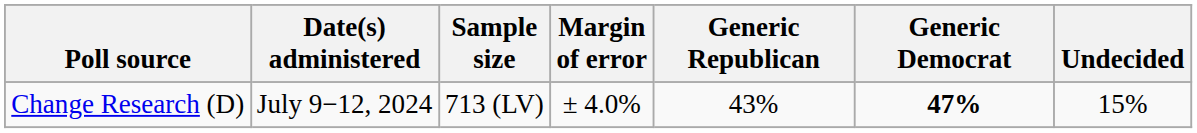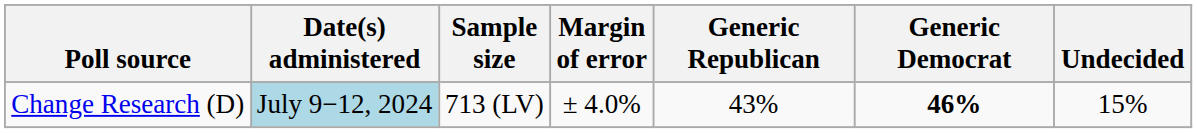(345, 103) no background -> (345, 103) lightblue background
(954, 103) 47% -> (954, 103) 46%
